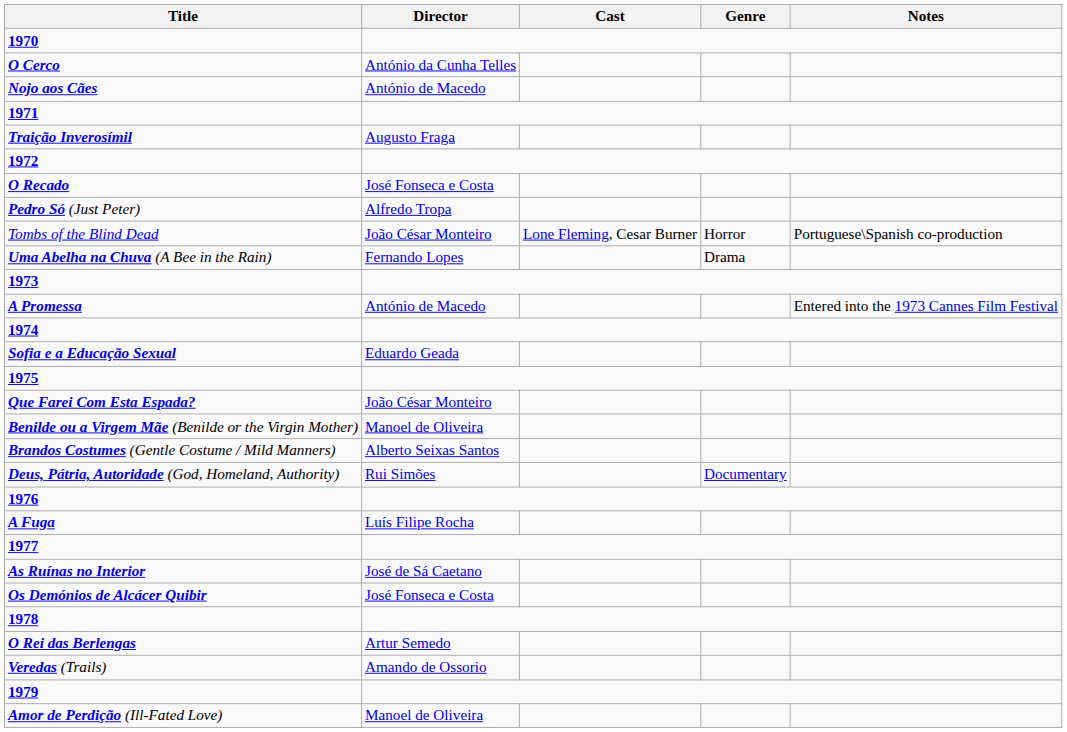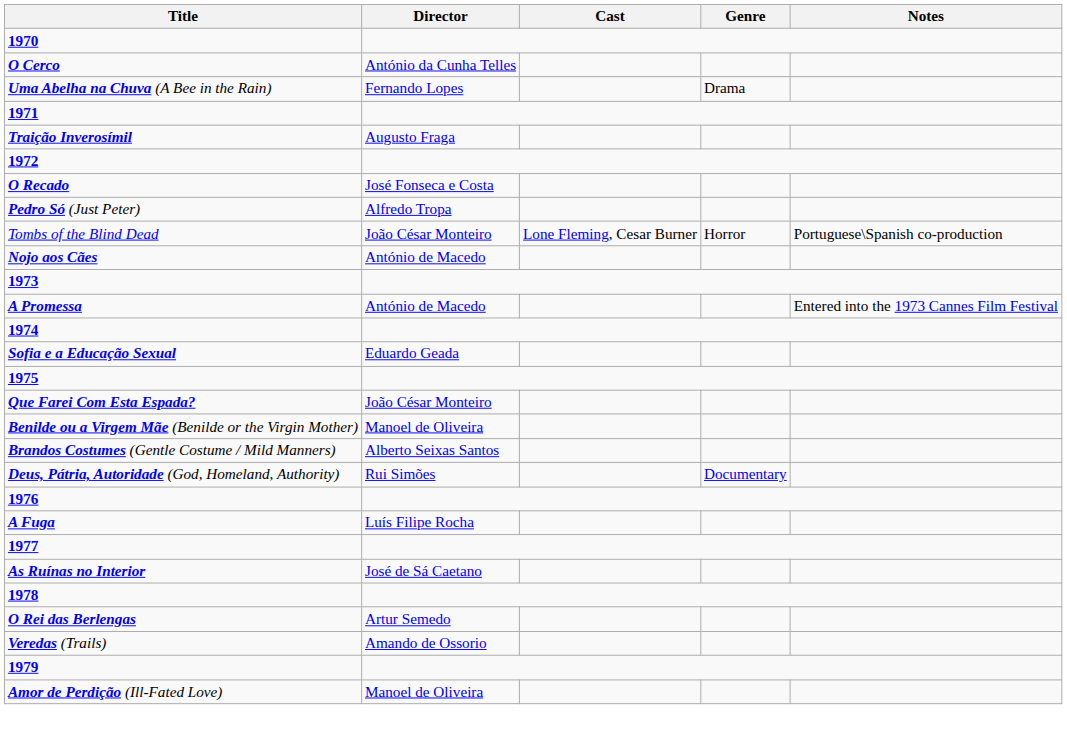rows swapped: (53, 88) <-> (140, 257)
- row: (107, 595)
